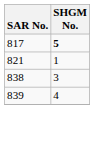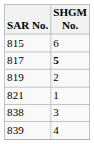+ row: (15, 43)
+ row: (15, 78)
